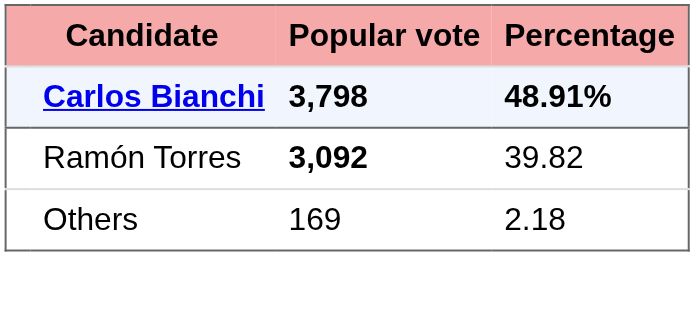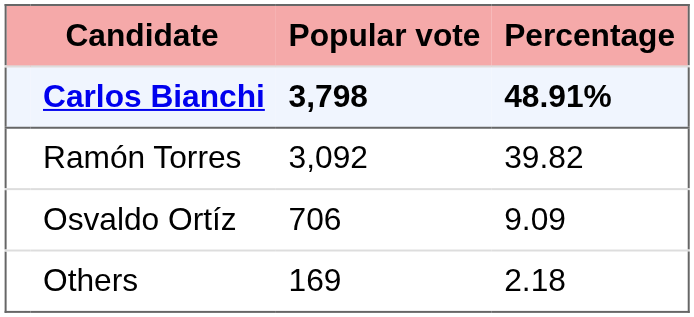(328, 157) bold -> (328, 157) normal
+ row: (140, 219)
